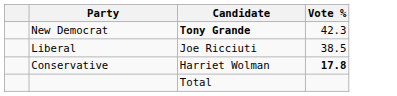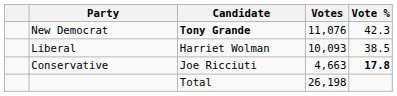+ column: (327, 13)
(218, 48) Joe Ricciuti -> (225, 48) Harriet Wolman
(225, 65) Harriet Wolman -> (218, 65) Joe Ricciuti
